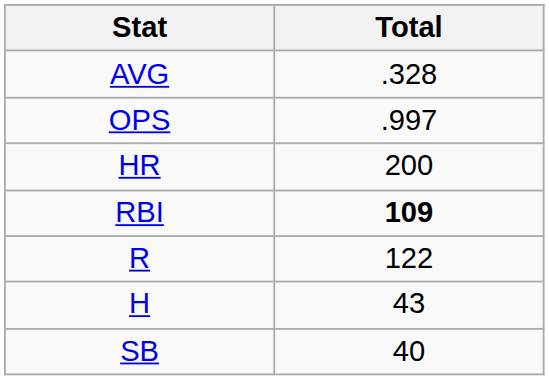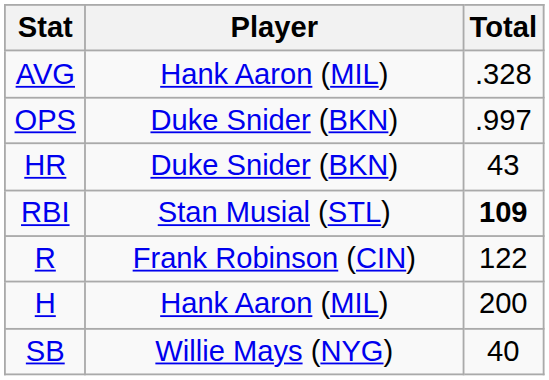+ column: (274, 27)
(409, 166) 200 -> (503, 166) 43
(409, 304) 43 -> (503, 304) 200
